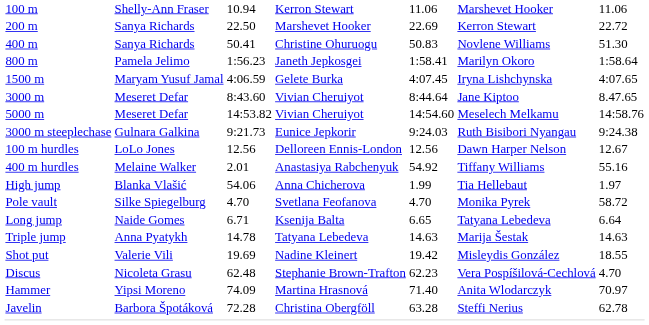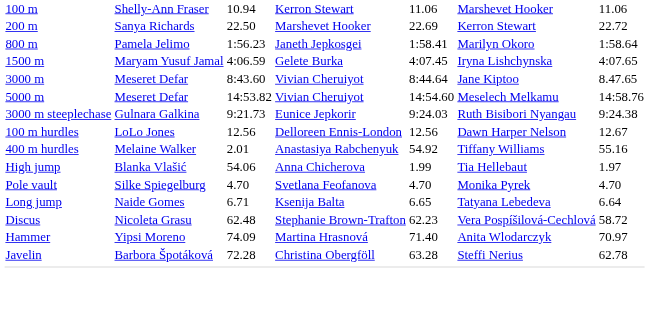- row: (22, 43)
(613, 202) 58.72 -> (610, 184) 4.70
- row: (36, 237)
- row: (27, 255)
(610, 272) 4.70 -> (613, 219) 58.72
